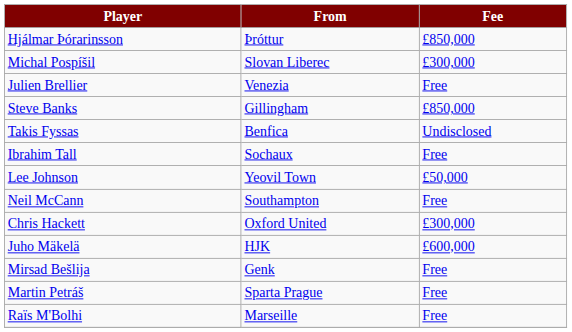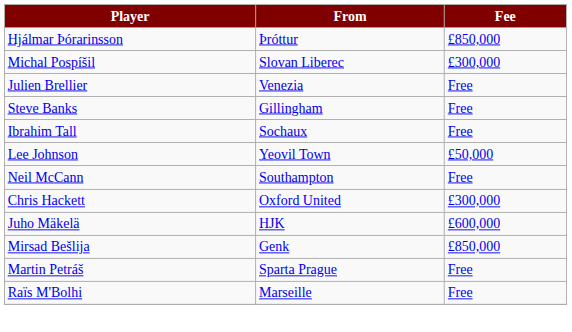(449, 108) £850,000 -> (460, 108) Free
- row: (43, 131)
(435, 269) Free -> (474, 246) £850,000
